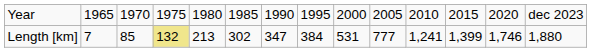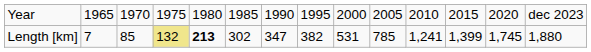(203, 36) normal -> (203, 36) bold
(312, 36) 384 -> (312, 36) 382
(384, 36) 777 -> (384, 36) 785
(505, 36) 1,746 -> (505, 36) 1,745
